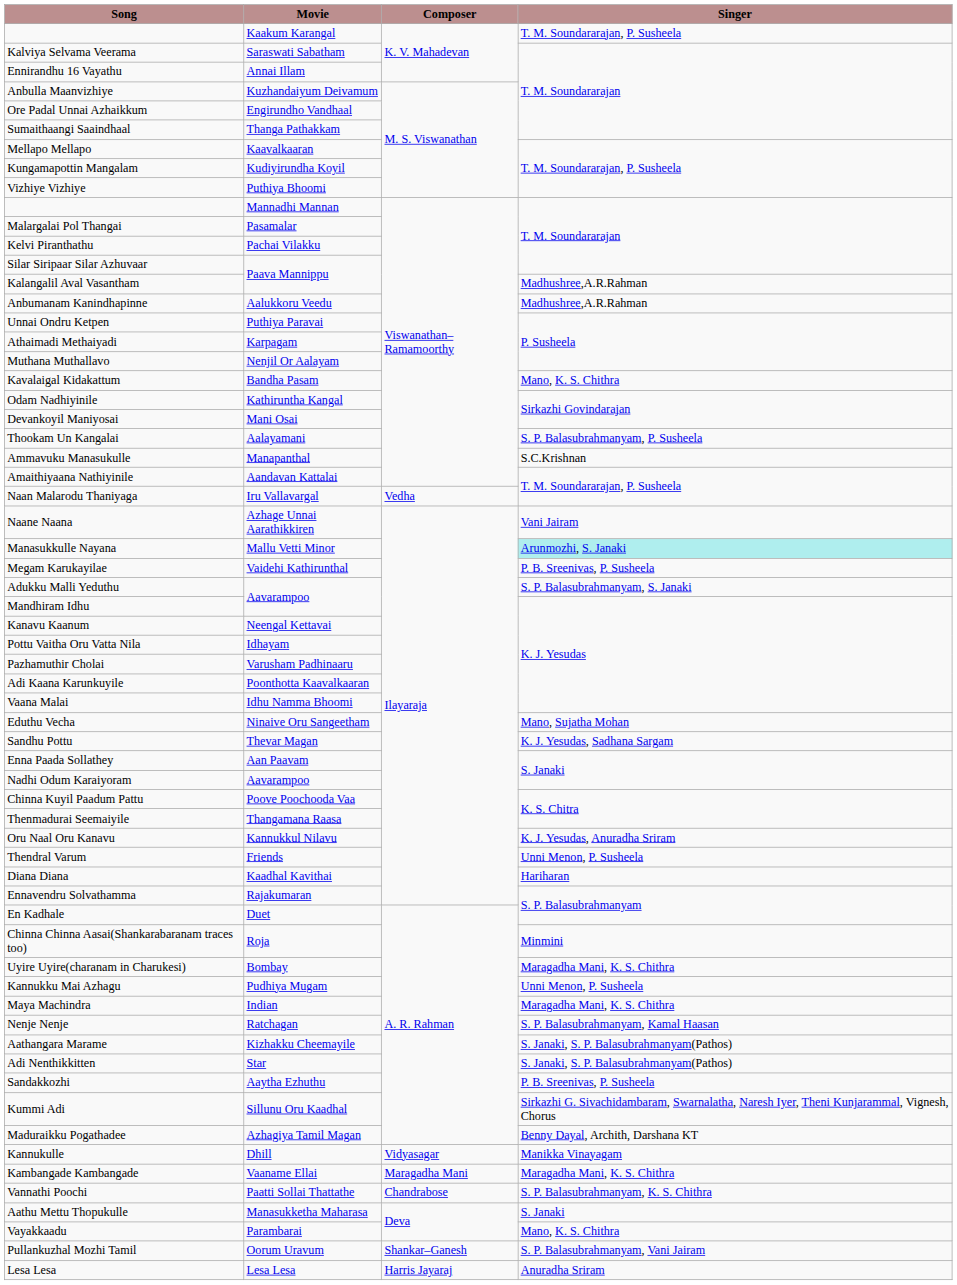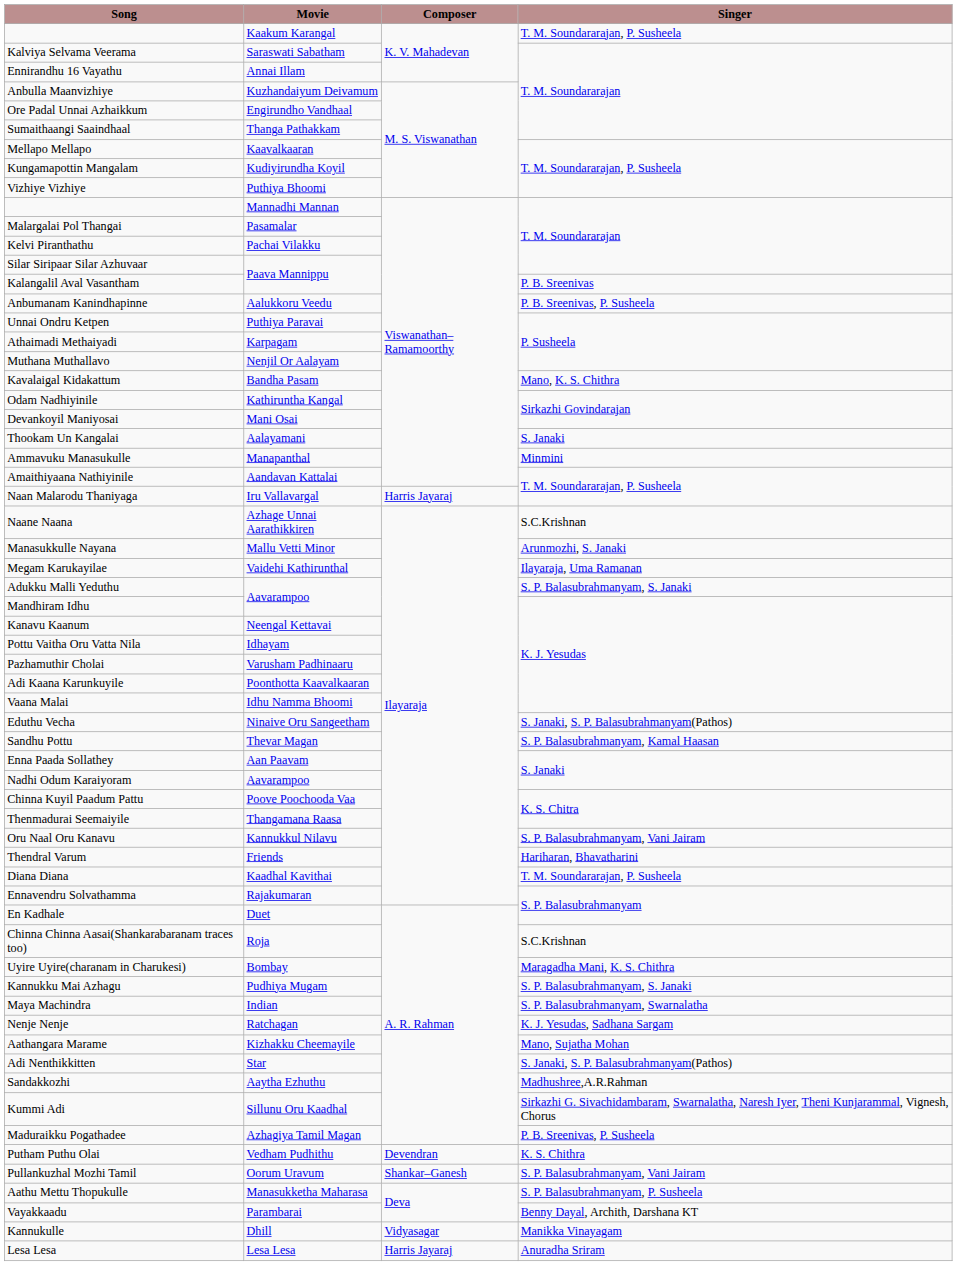(584, 284) Madhushree,A.R.Rahman -> (557, 284) P. B. Sreenivas
(584, 303) Madhushree,A.R.Rahman -> (588, 303) P. B. Sreenivas, P. Susheela
(612, 438) S. P. Balasubrahmanyam, P. Susheela -> (543, 438) S. Janaki
(553, 457) S.C.Krishnan -> (542, 457) Minmini
(400, 496) Vedha -> (418, 496) Harris Jayaraj
(550, 522) Vani Jairam -> (553, 522) S.C.Krishnan
(573, 548) paleturquoise background -> (573, 548) no background
(588, 567) P. B. Sreenivas, P. Susheela -> (581, 567) Ilayaraja, Uma Ramanan
(575, 722) Mano, Sujatha Mohan -> (626, 722) S. Janaki, S. P. Balasubrahmanyam(Pathos)
(597, 741) K. J. Yesudas, Sadhana Sargam -> (620, 741) S. P. Balasubrahmanyam, Kamal Haasan
(598, 837) K. J. Yesudas, Anuradha Sriram -> (613, 837) S. P. Balasubrahmanyam, Vani Jairam
(582, 857) Unni Menon, P. Susheela -> (579, 857) Hariharan, Bhavatharini
(545, 876) Hariharan -> (601, 876) T. M. Soundararajan, P. Susheela
(542, 941) Minmini -> (553, 941) S.C.Krishnan
(582, 986) Unni Menon, P. Susheela -> (606, 986) S. P. Balasubrahmanyam, S. Janaki
(597, 1005) Maragadha Mani, K. S. Chithra -> (614, 1005) S. P. Balasubrahmanyam, Swarnalatha
(620, 1025) S. P. Balasubrahmanyam, Kamal Haasan -> (597, 1025) K. J. Yesudas, Sadhana Sargam
(626, 1044) S. Janaki, S. P. Balasubrahmanyam(Pathos) -> (575, 1044) Mano, Sujatha Mohan
(588, 1082) P. B. Sreenivas, P. Susheela -> (584, 1082) Madhushree,A.R.Rahman
(609, 1135) Benny Dayal, Archith, Darshana KT -> (588, 1135) P. B. Sreenivas, P. Susheela
+ row: (53, 1154)
rows swapped: (72, 1250) <-> (36, 1154)
- row: (73, 1173)
- row: (47, 1192)
(543, 1212) S. Janaki -> (612, 1192) S. P. Balasubrahmanyam, P. Susheela
(570, 1231) Mano, K. S. Chithra -> (609, 1212) Benny Dayal, Archith, Darshana KT
